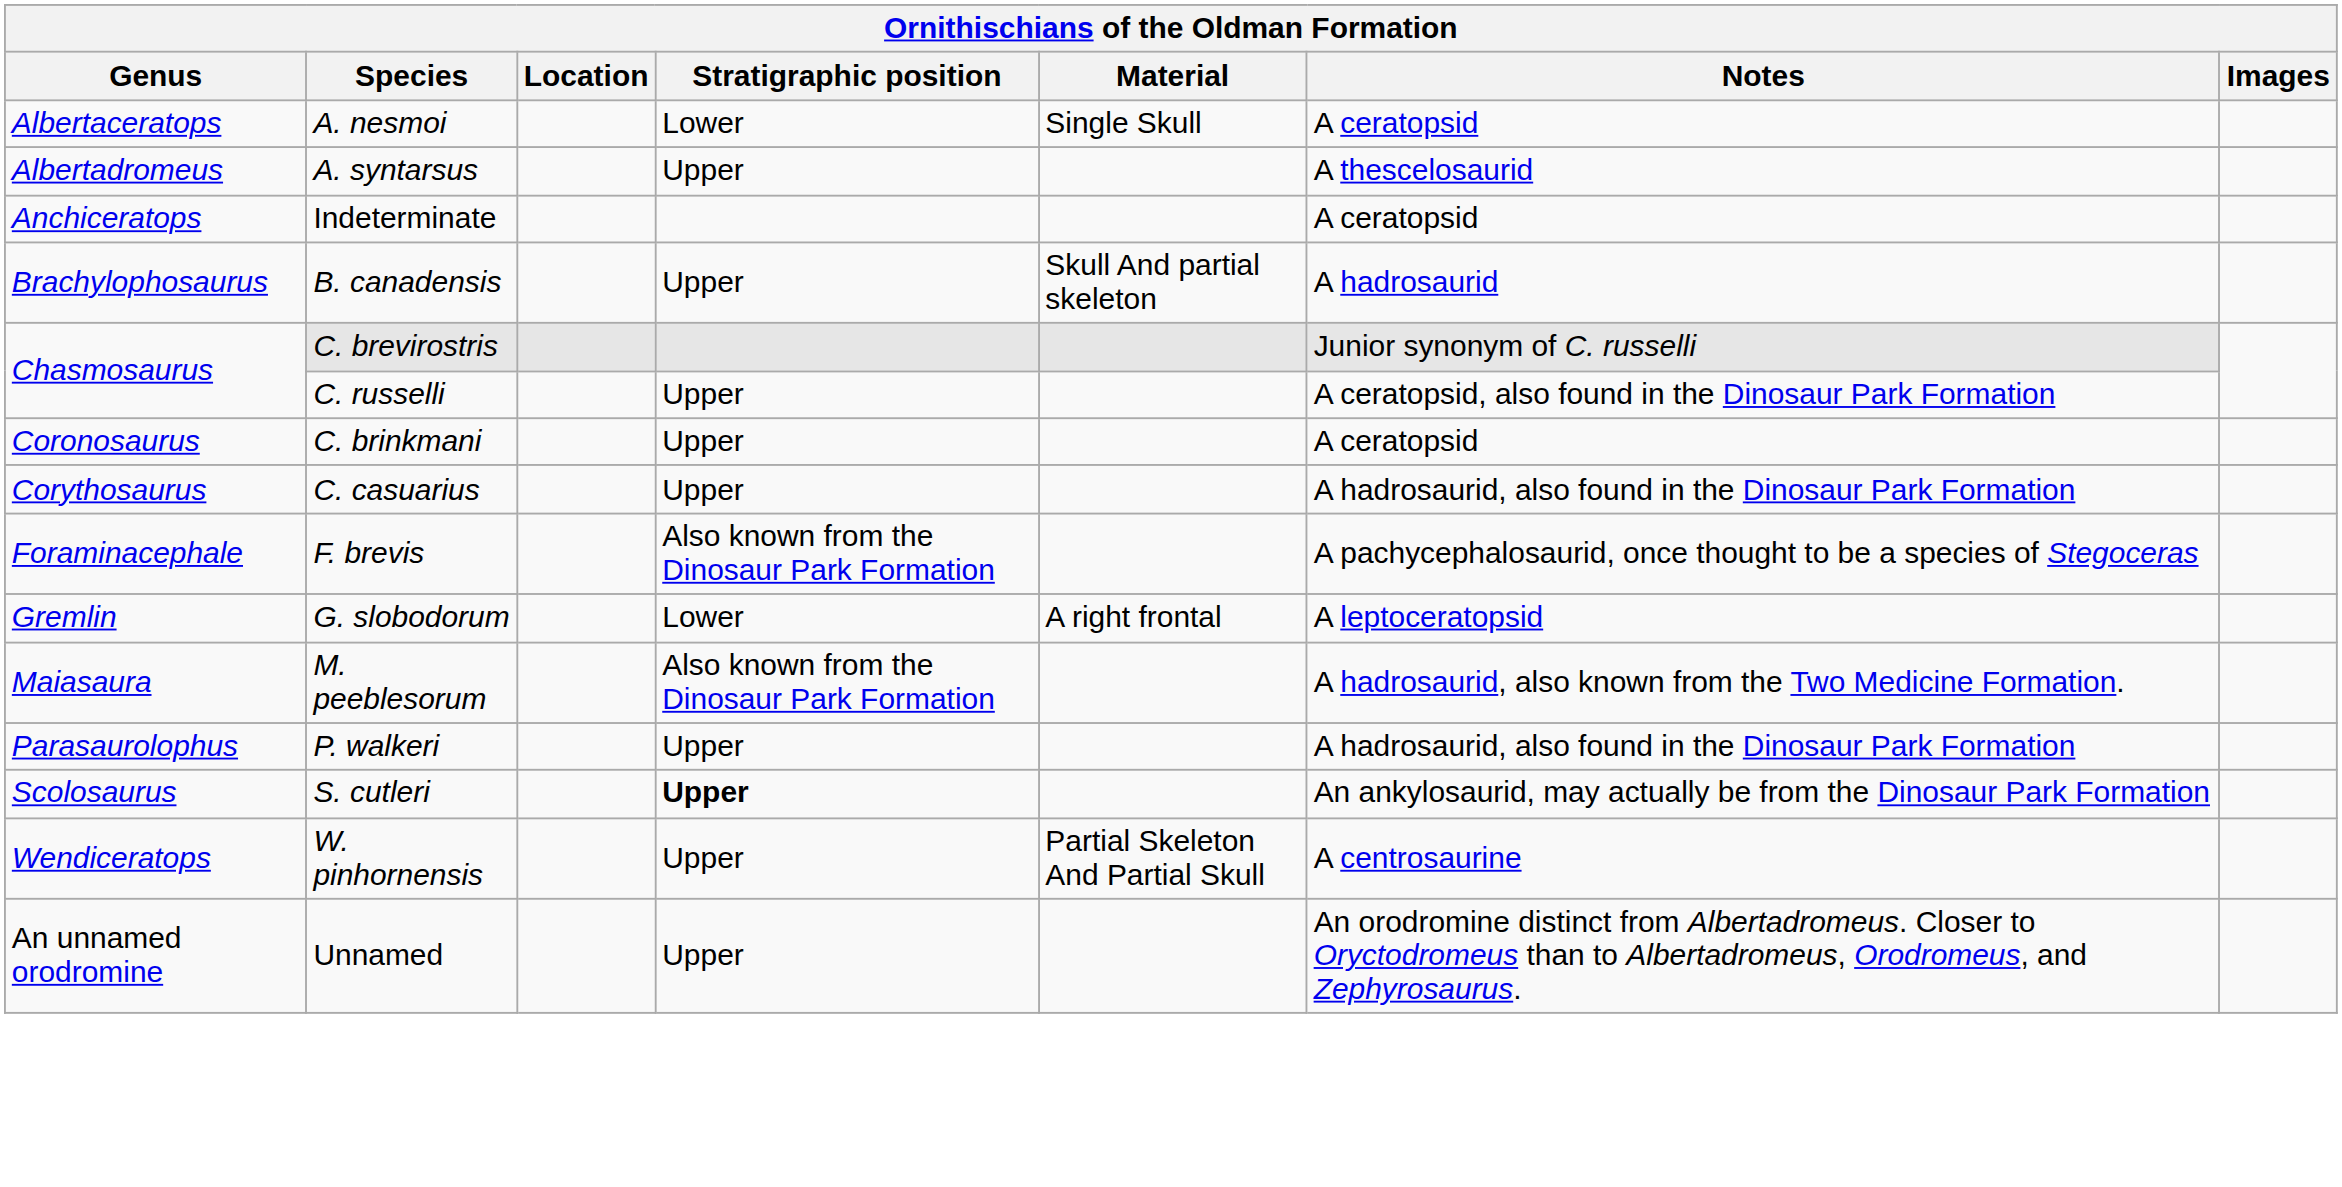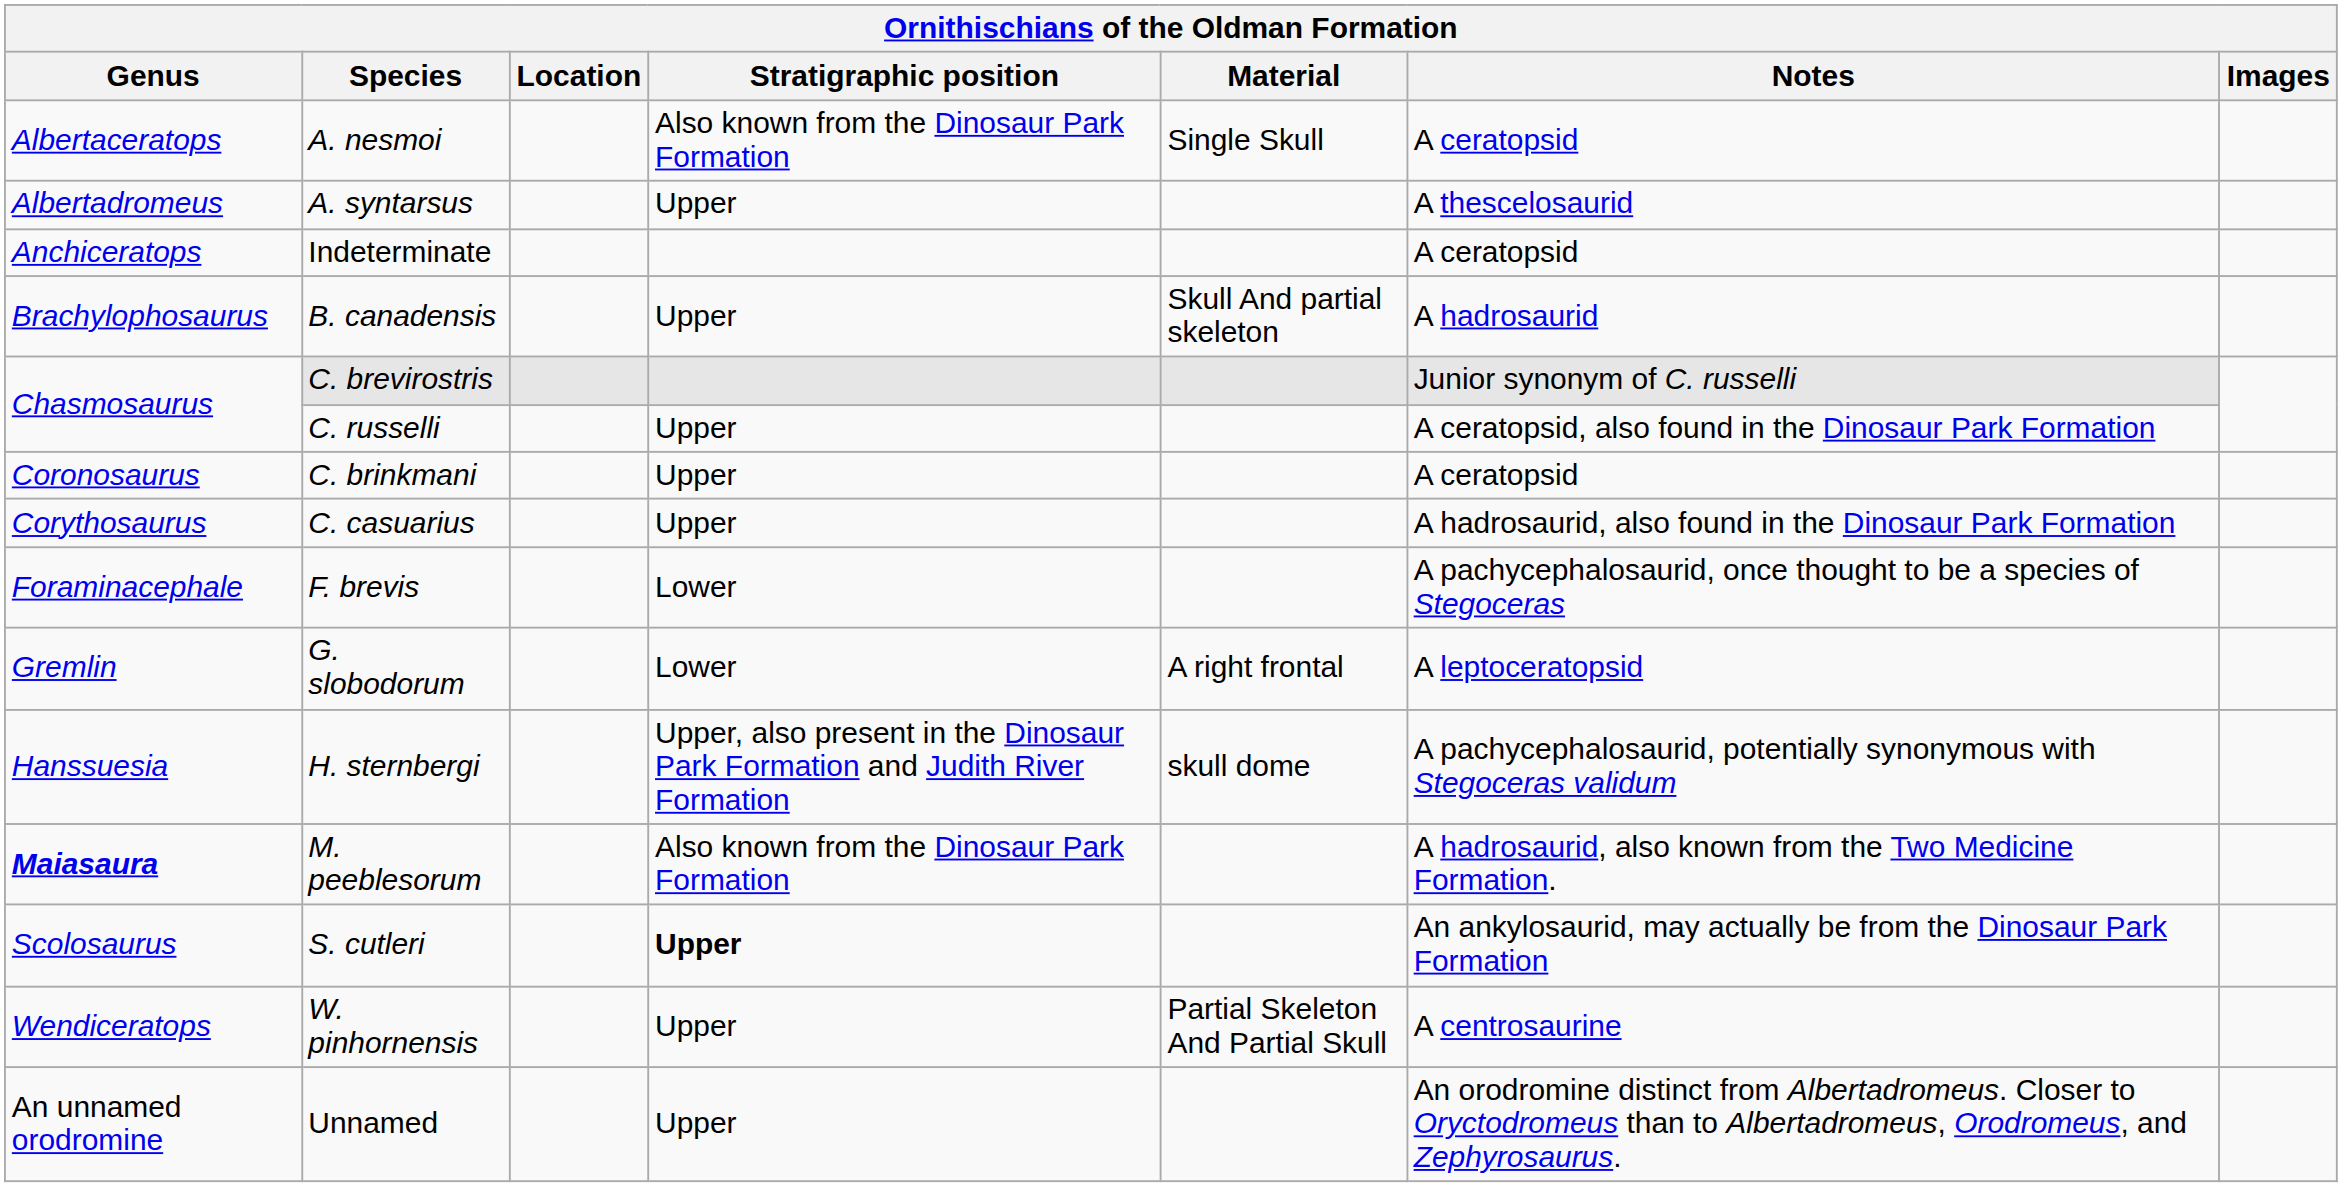(703, 123) Lower -> (890, 139) Also known from the Dinosaur Park Formation
(829, 553) Also known from the Dinosaur Park Formation -> (696, 586) Lower
+ row: (394, 765)
(82, 681) normal -> (85, 863) bold
- row: (376, 746)
